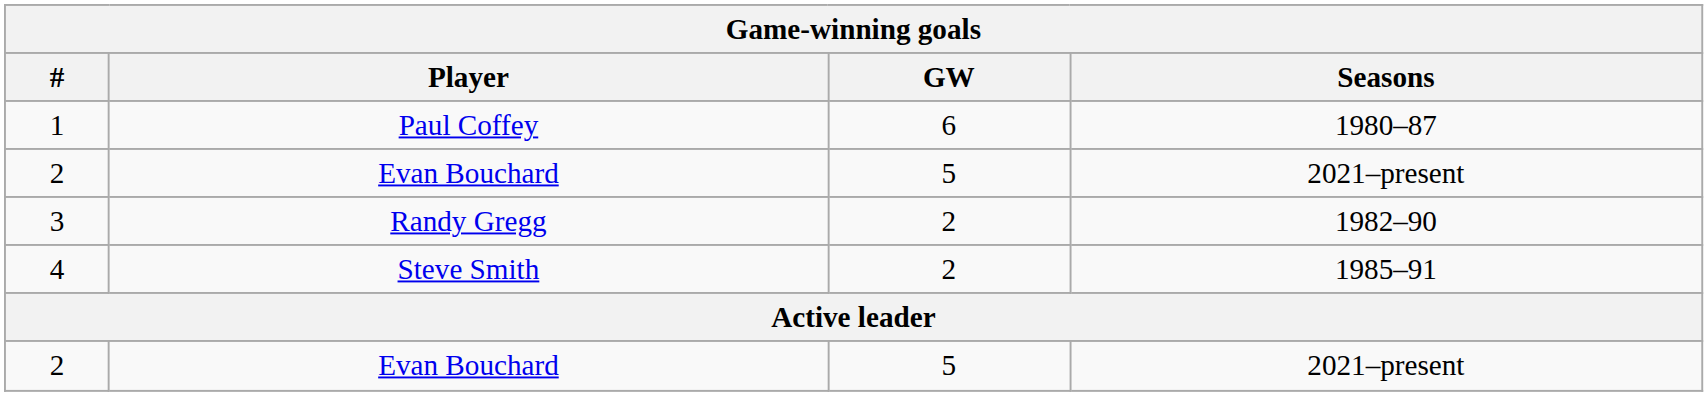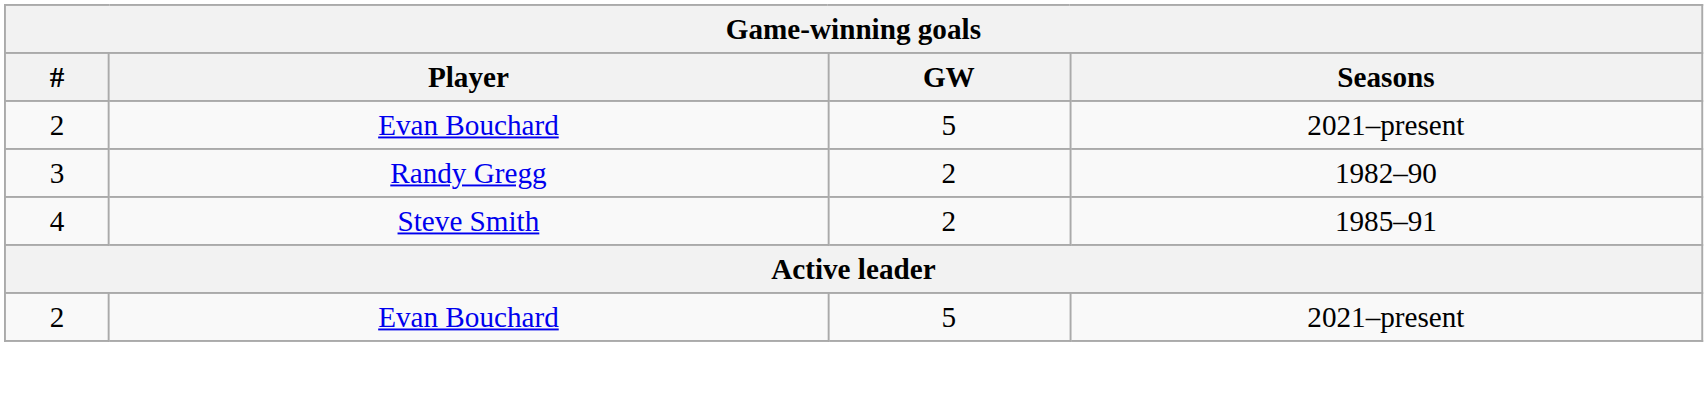- row: (57, 124)
